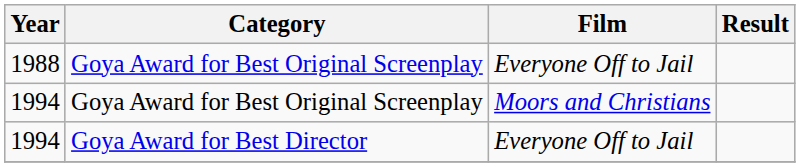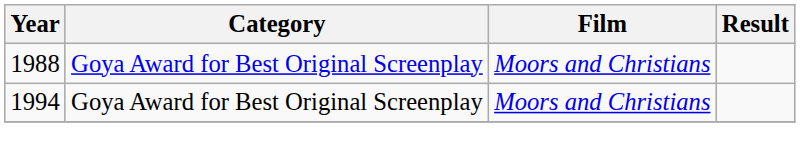(594, 63) Everyone Off to Jail -> (602, 63) Moors and Christians
- row: (35, 141)
